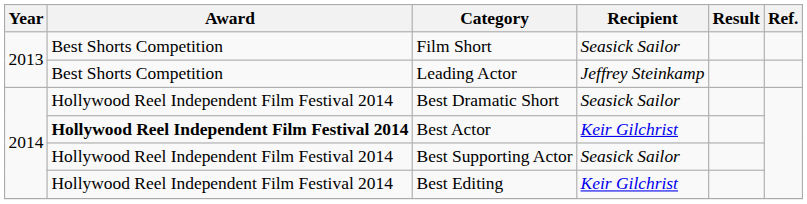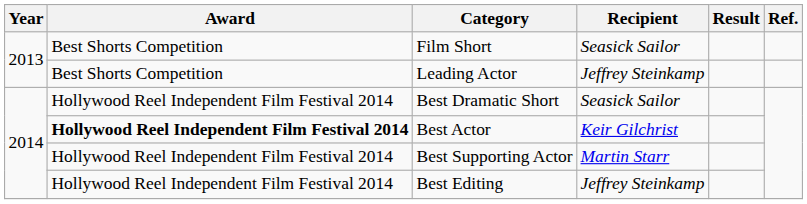(630, 156) Seasick Sailor -> (625, 156) Martin Starr
(629, 184) Keir Gilchrist -> (642, 184) Jeffrey Steinkamp
